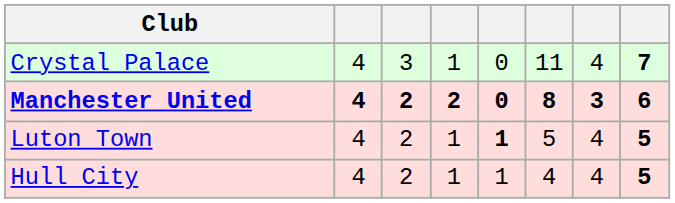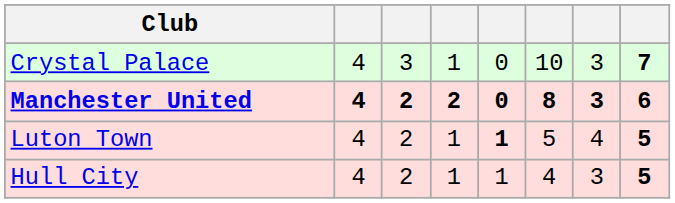(549, 63) 11 -> (549, 63) 10
(597, 63) 4 -> (597, 63) 3
(597, 178) 4 -> (597, 178) 3
